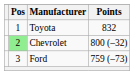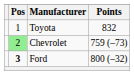(109, 43) 800 (–32) -> (109, 43) 759 (–73)
(18, 59) normal -> (18, 59) bold
(109, 59) 759 (–73) -> (109, 59) 800 (–32)
